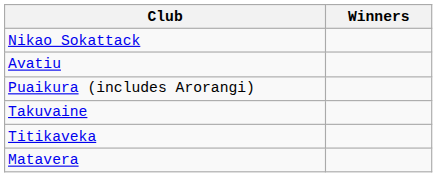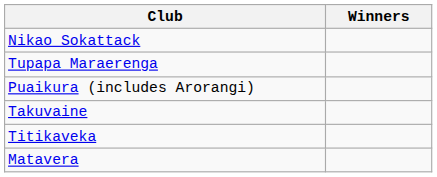- row: (35, 64)
+ row: (83, 64)
